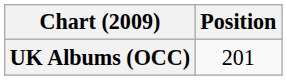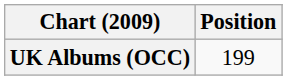(238, 57) 201 -> (238, 57) 199
